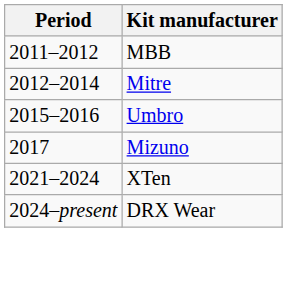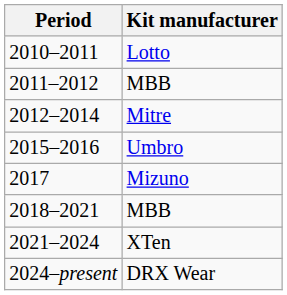+ row: (54, 52)
+ row: (54, 210)
